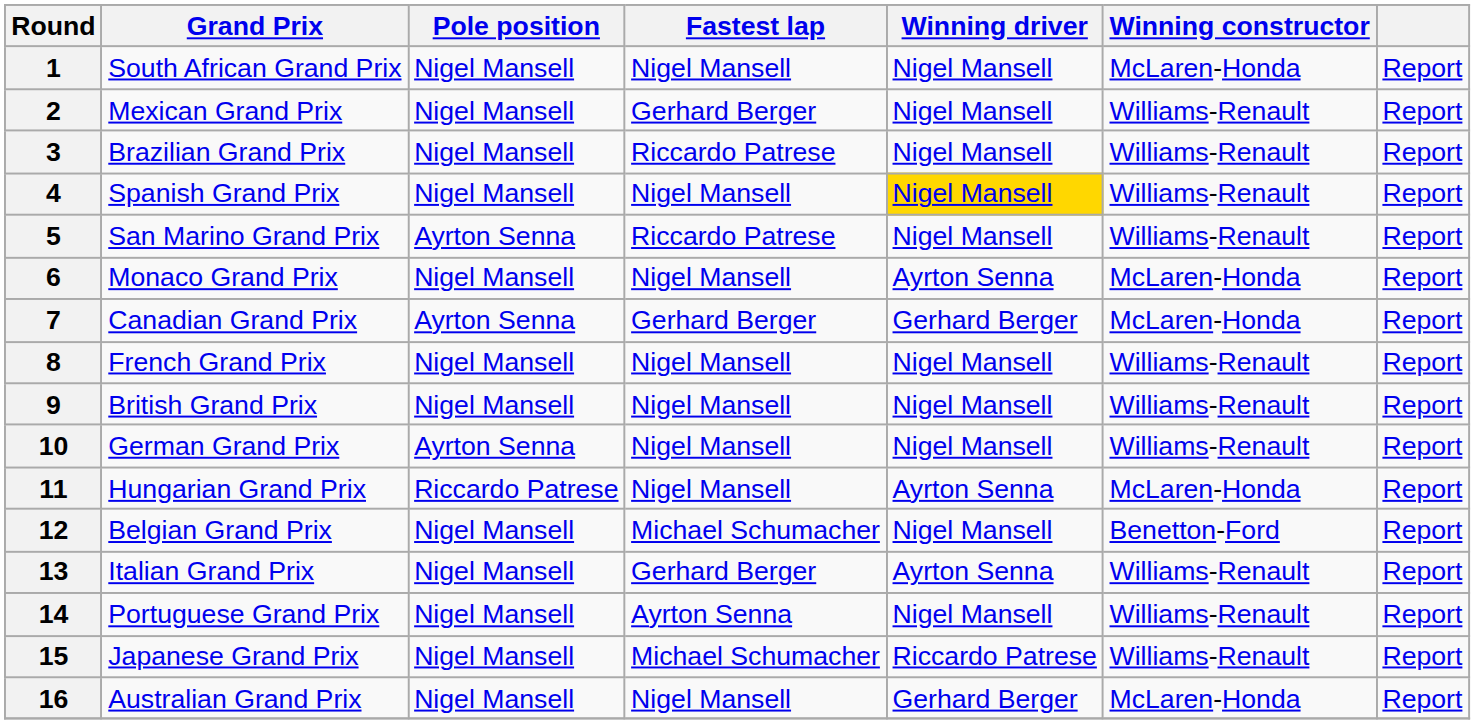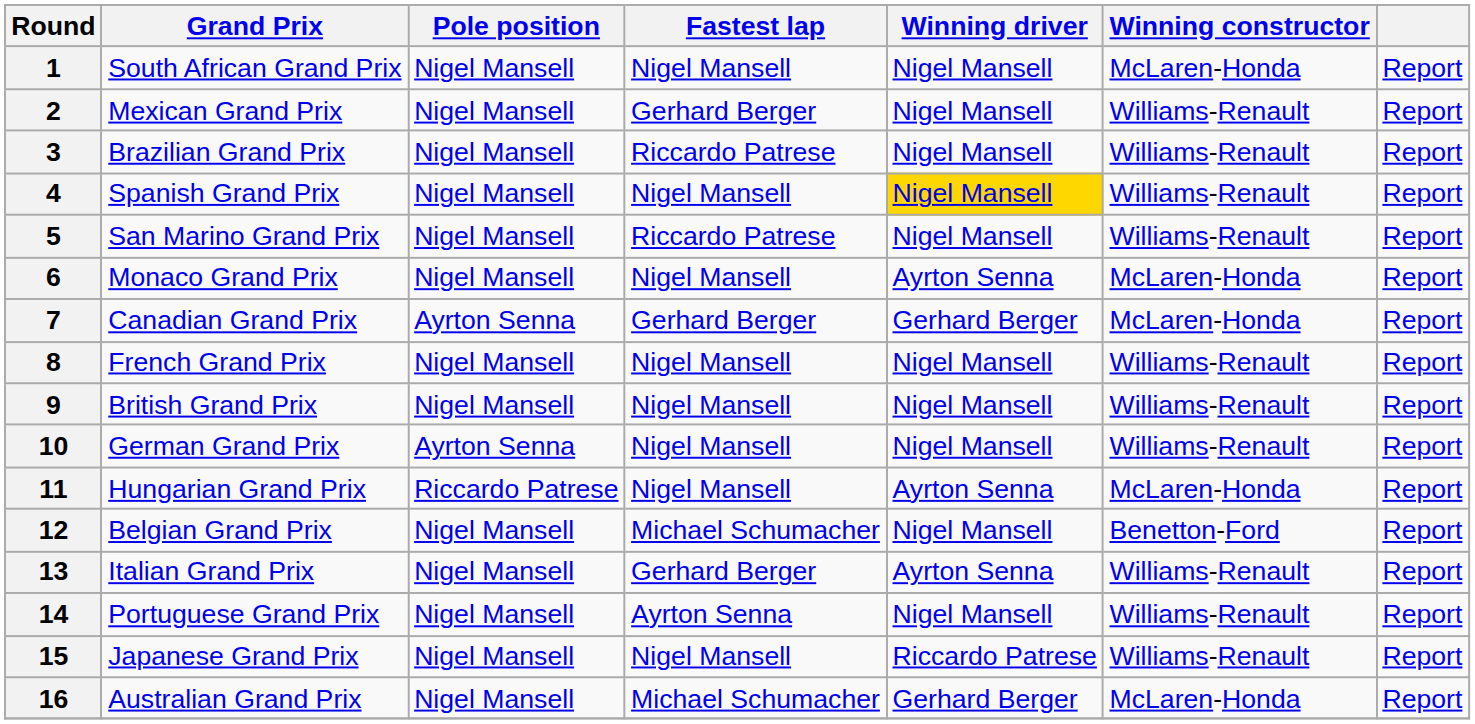(495, 236) Ayrton Senna -> (494, 236) Nigel Mansell
(756, 656) Michael Schumacher -> (711, 656) Nigel Mansell
(711, 698) Nigel Mansell -> (756, 698) Michael Schumacher
